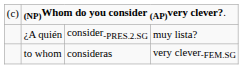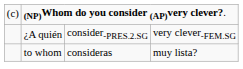(175, 34) muy lista? -> (194, 34) very clever-FEM.SG
(194, 54) very clever-FEM.SG -> (175, 52) muy lista?
